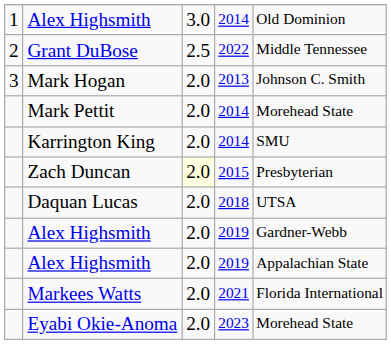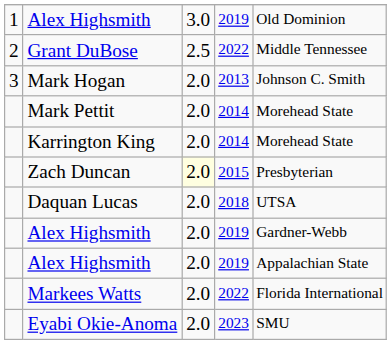(234, 19) 2014 -> (234, 19) 2019
(273, 141) SMU -> (305, 141) Morehead State
(234, 293) 2021 -> (234, 293) 2022
(305, 324) Morehead State -> (273, 324) SMU
